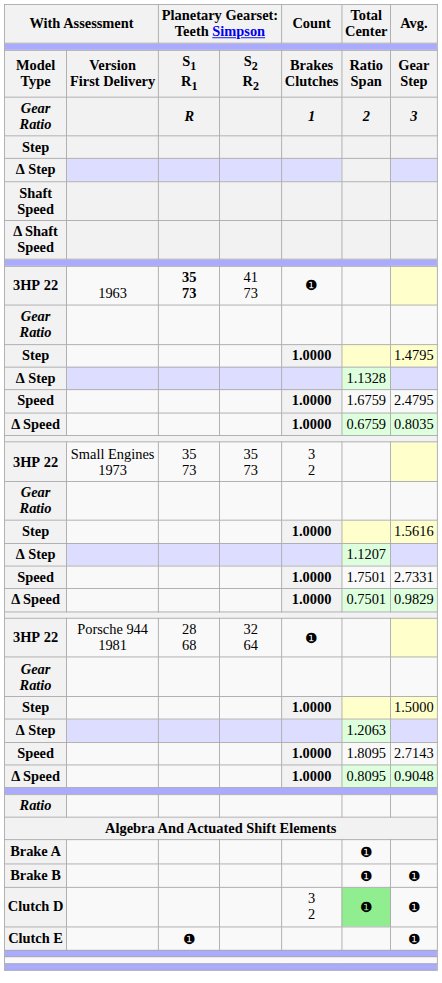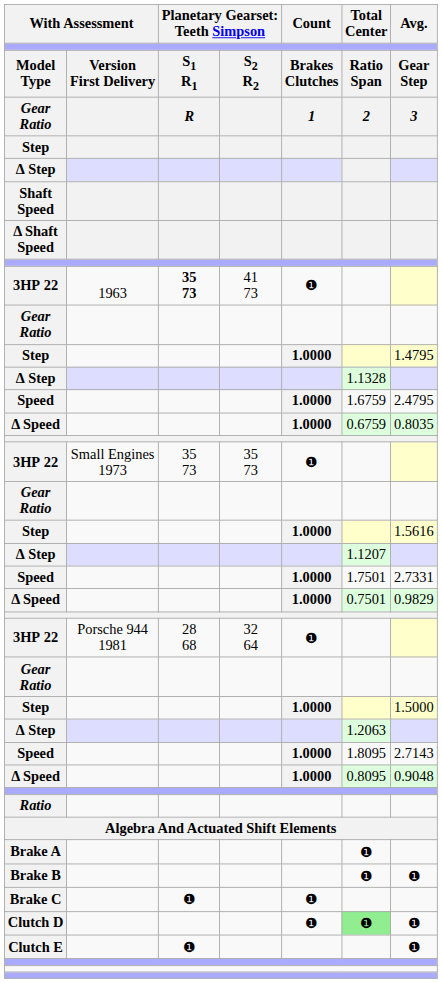(312, 461) 3 2 -> (312, 462) ❶
+ row: (36, 899)
(312, 907) 3 2 -> (312, 923) ❶
